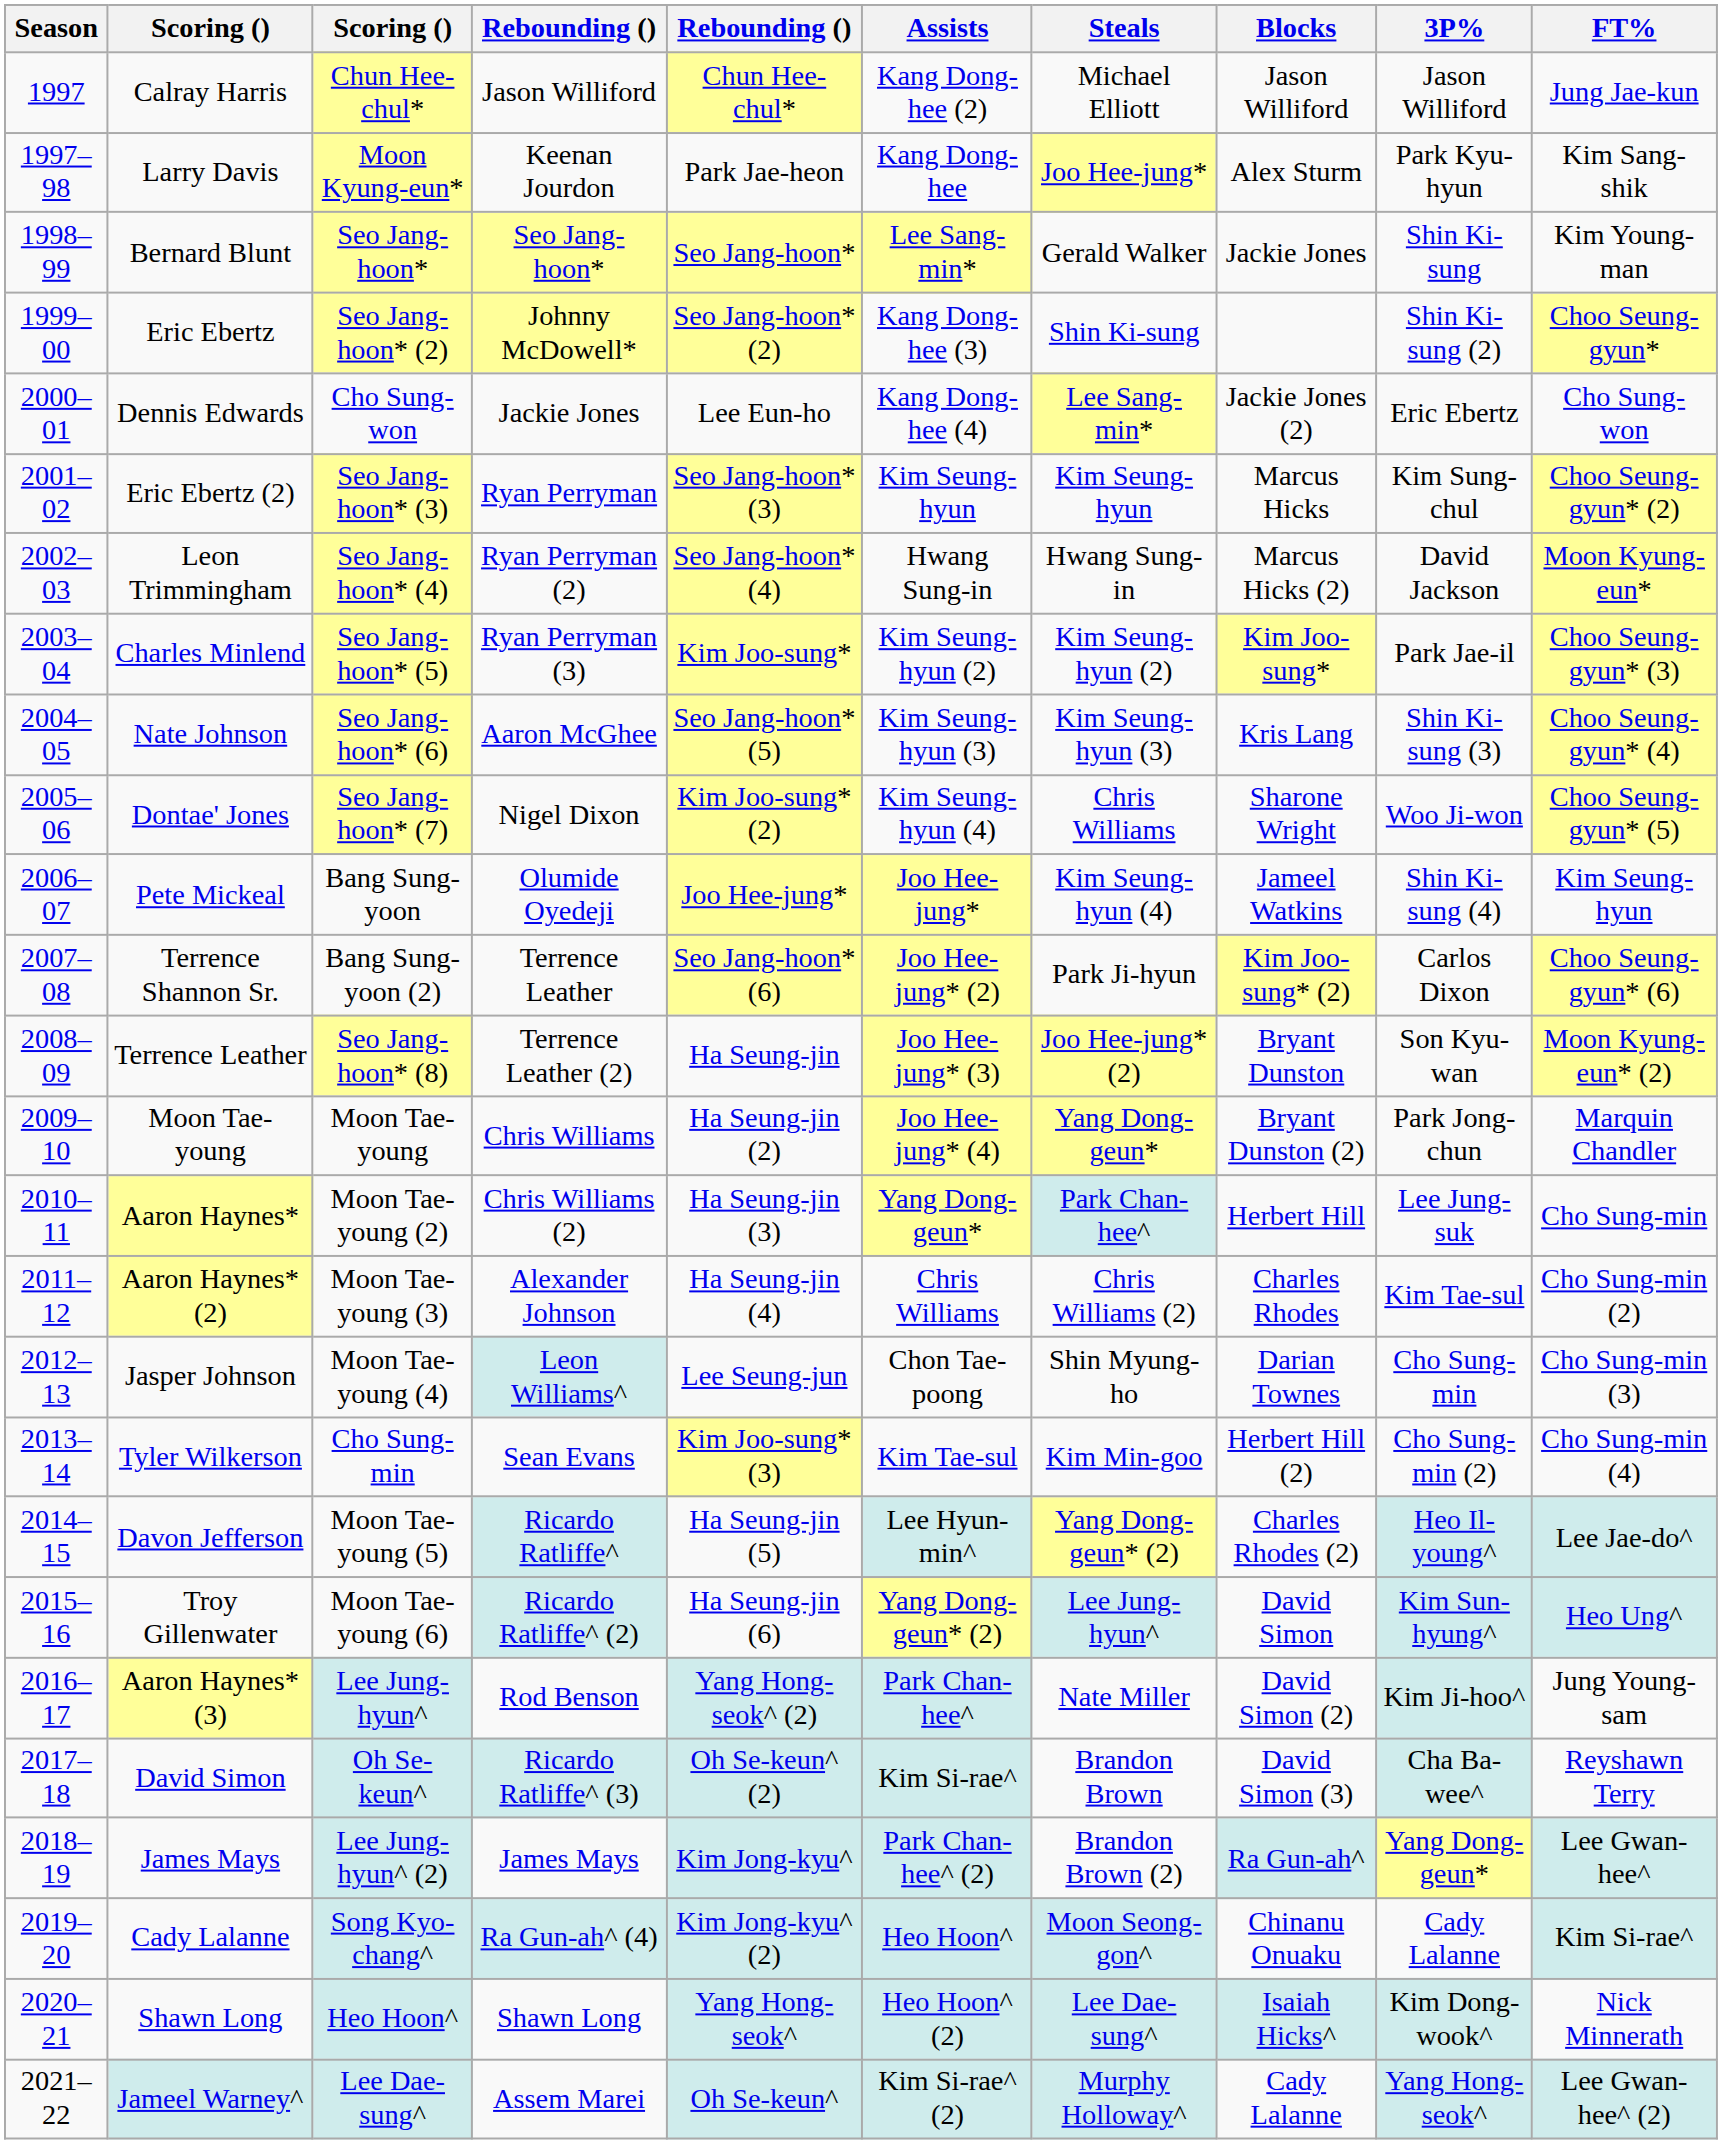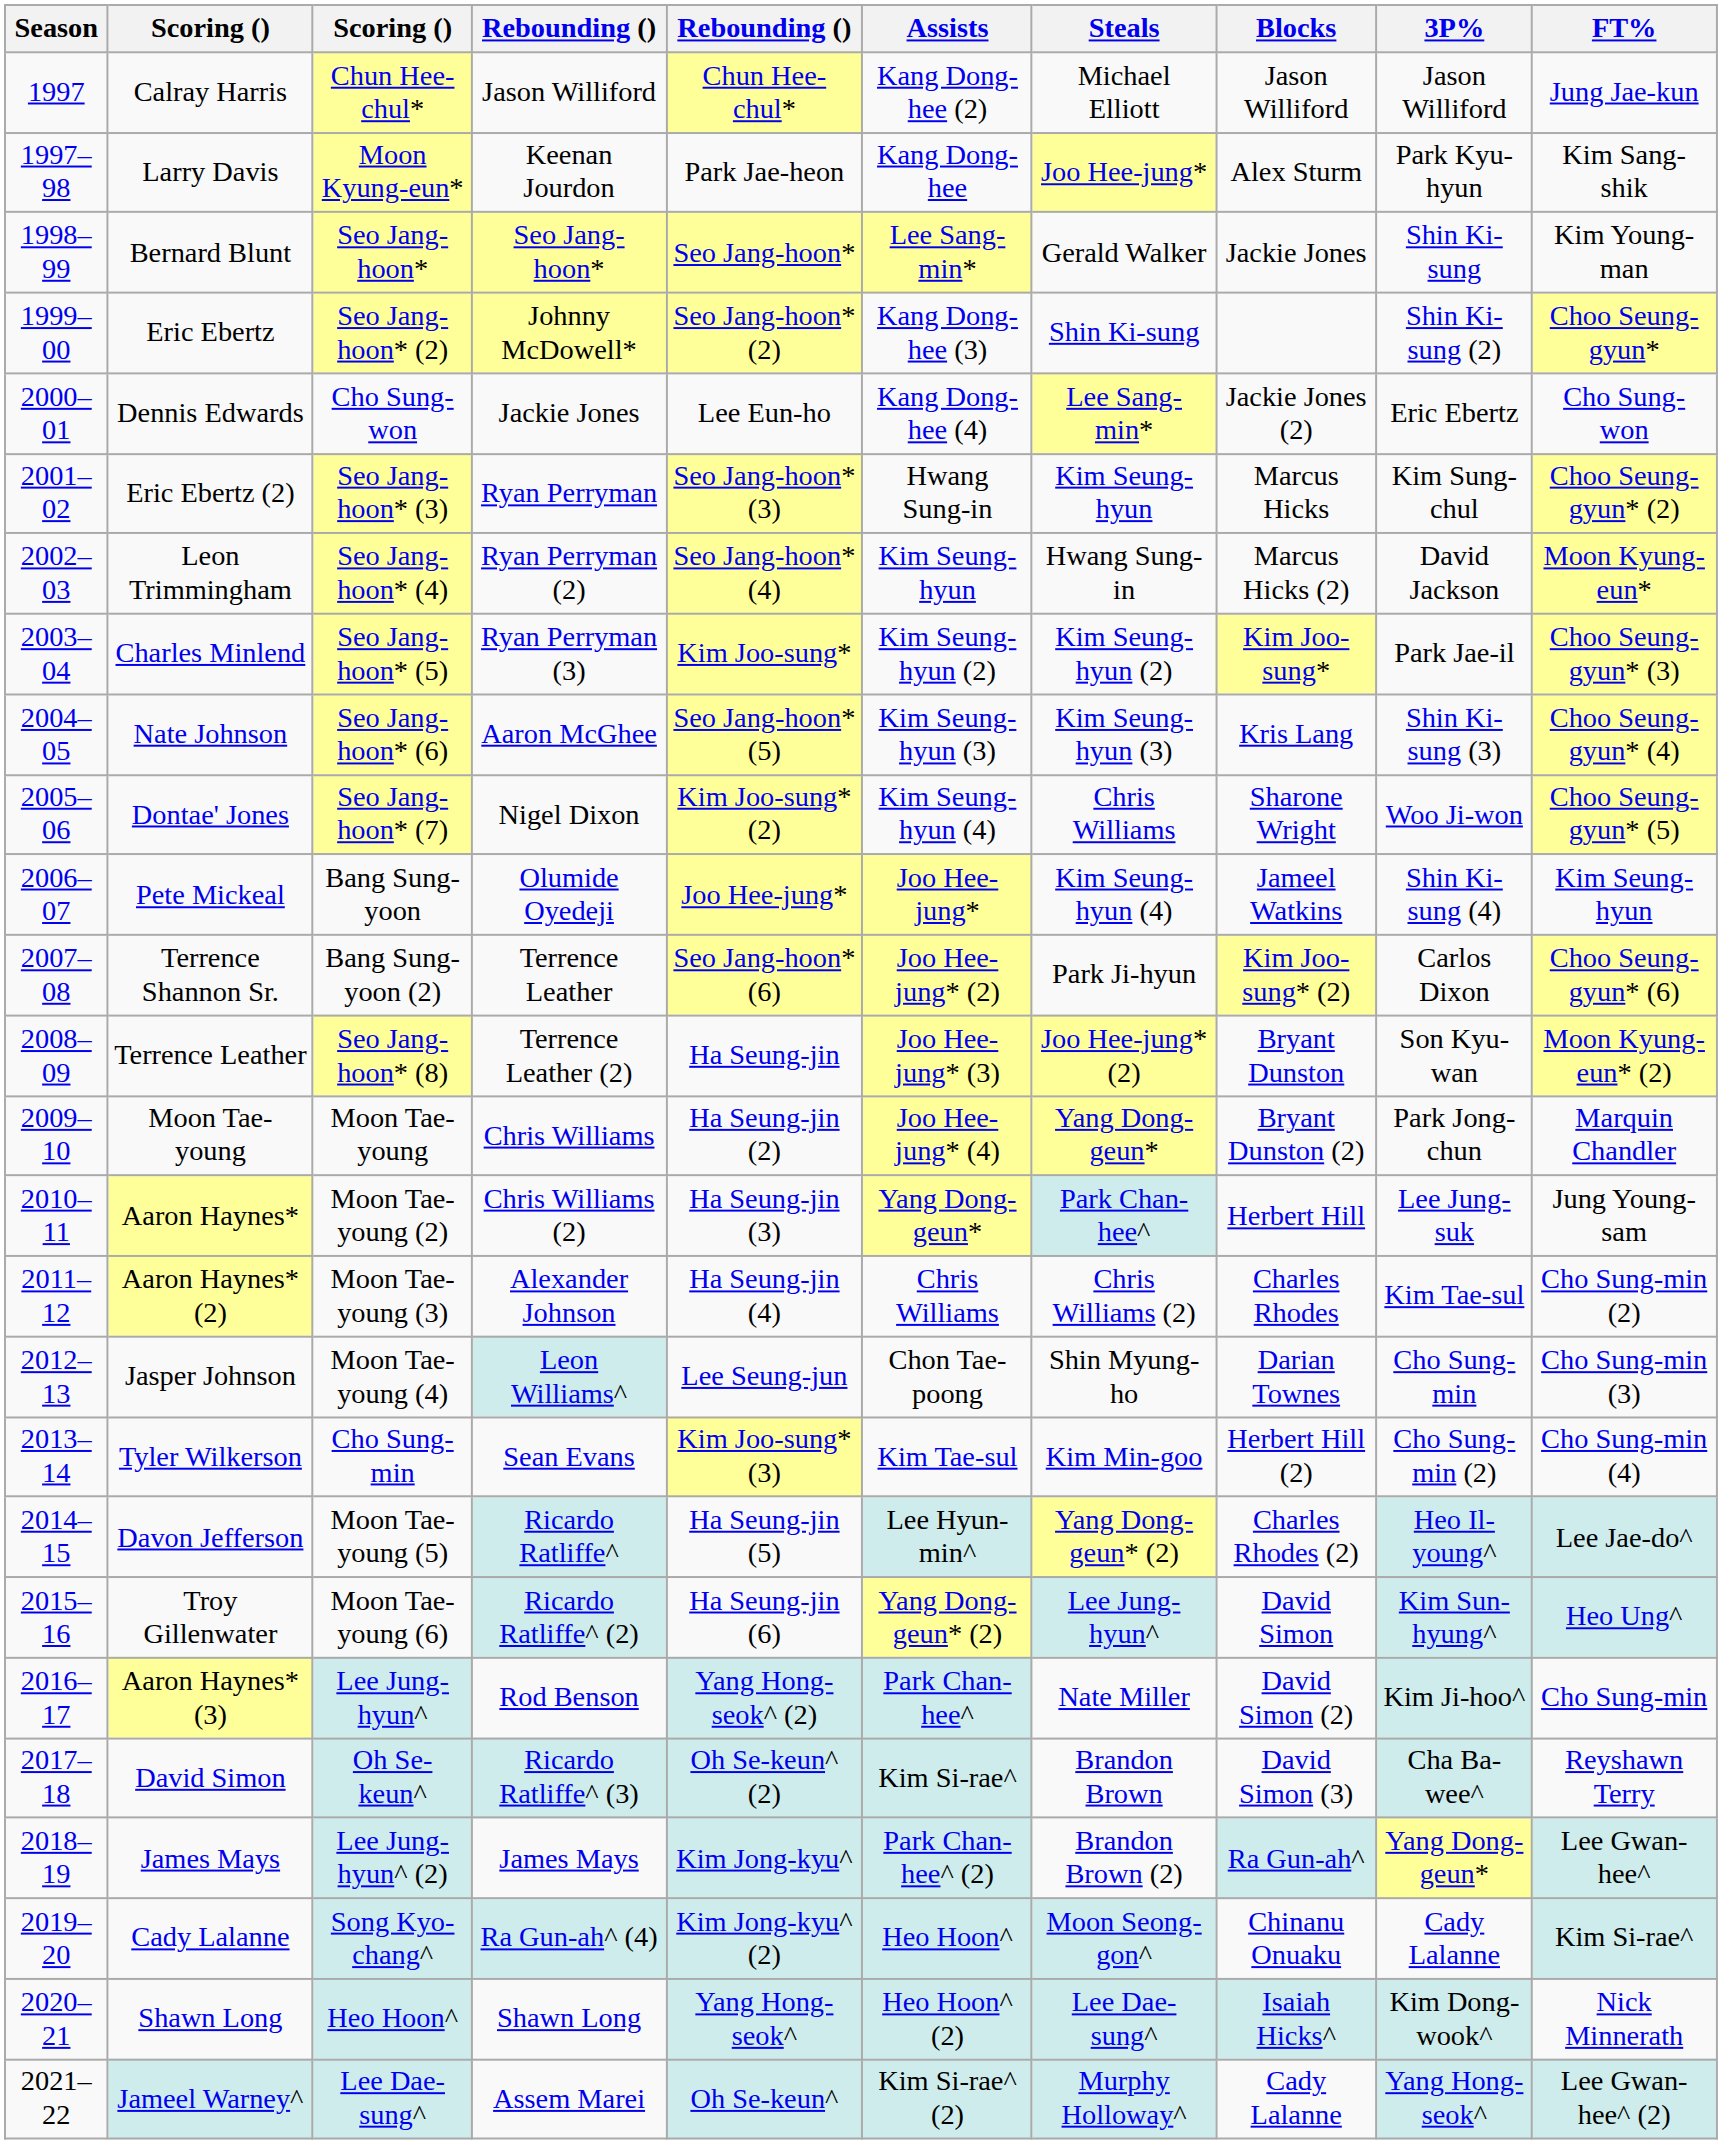(947, 493) Kim Seung-hyun -> (947, 493) Hwang Sung-in
(947, 573) Hwang Sung-in -> (947, 573) Kim Seung-hyun
(1624, 1215) Cho Sung-min -> (1624, 1215) Jung Young-sam
(1624, 1697) Jung Young-sam -> (1624, 1697) Cho Sung-min
